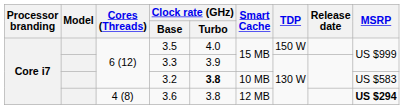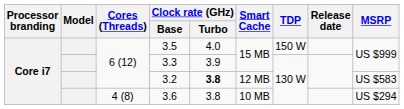(255, 79) 10 MB -> (255, 79) 12 MB
(255, 96) 12 MB -> (255, 96) 10 MB
(376, 96) bold -> (376, 96) normal
